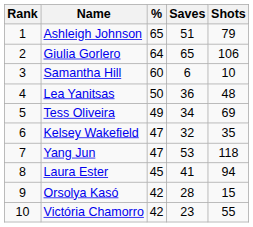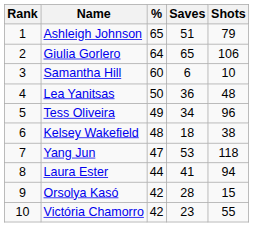(228, 113) 69 -> (228, 113) 96
(157, 133) 47 -> (157, 133) 48
(187, 133) 32 -> (187, 133) 18
(228, 133) 35 -> (228, 133) 38
(157, 172) 45 -> (157, 172) 44
